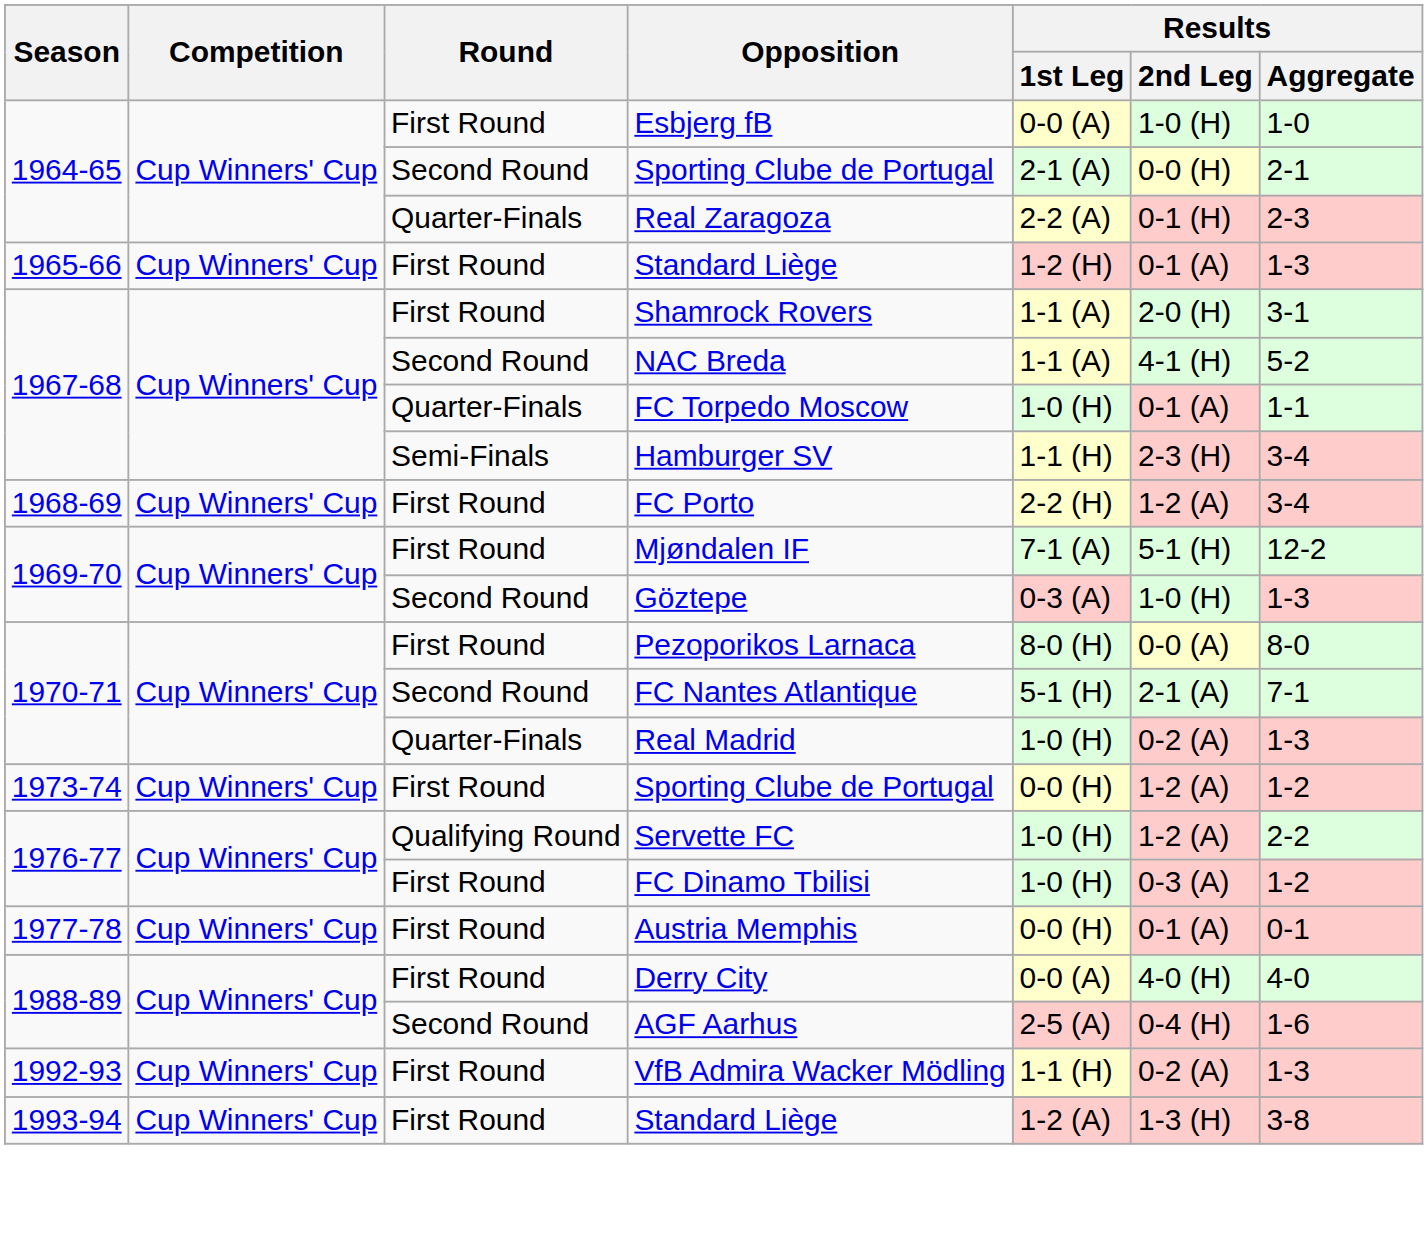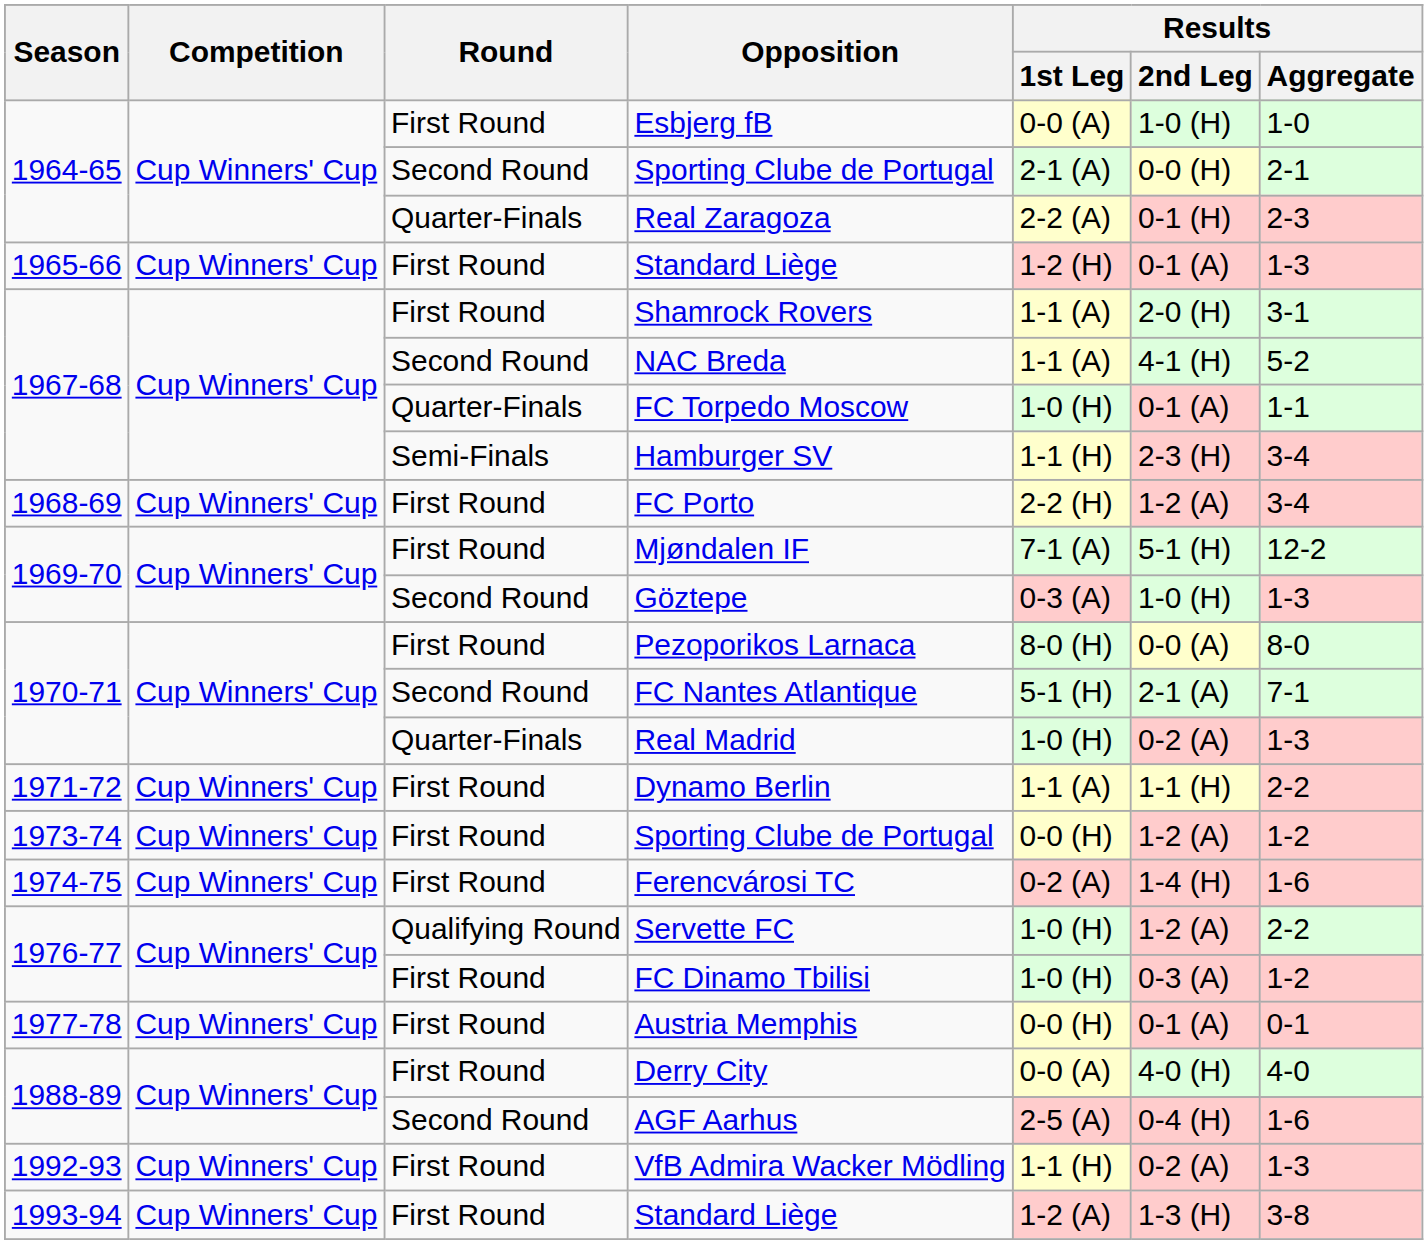+ row: (67, 787)
+ row: (67, 882)
